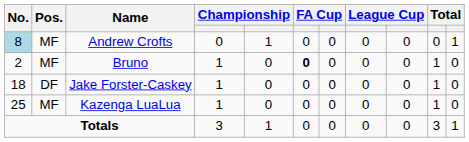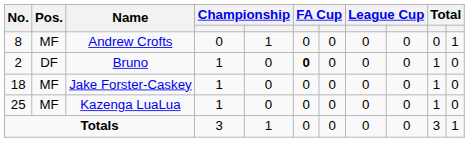(18, 42) lightblue background -> (18, 42) no background
(49, 63) MF -> (49, 63) DF
(49, 84) DF -> (49, 84) MF
